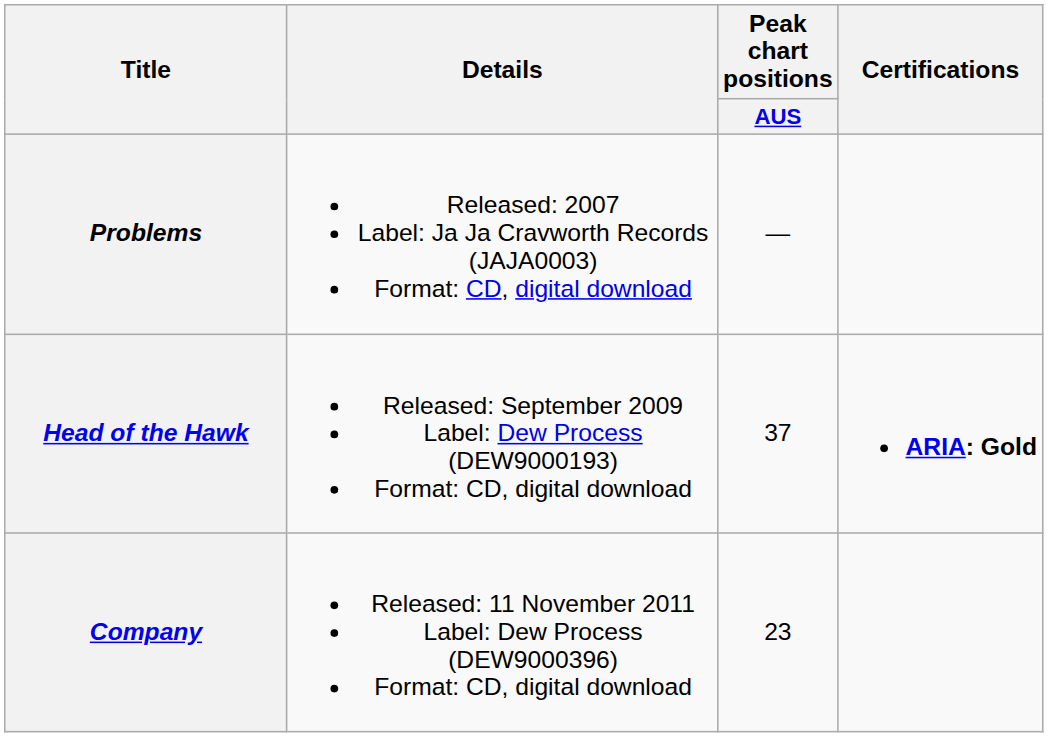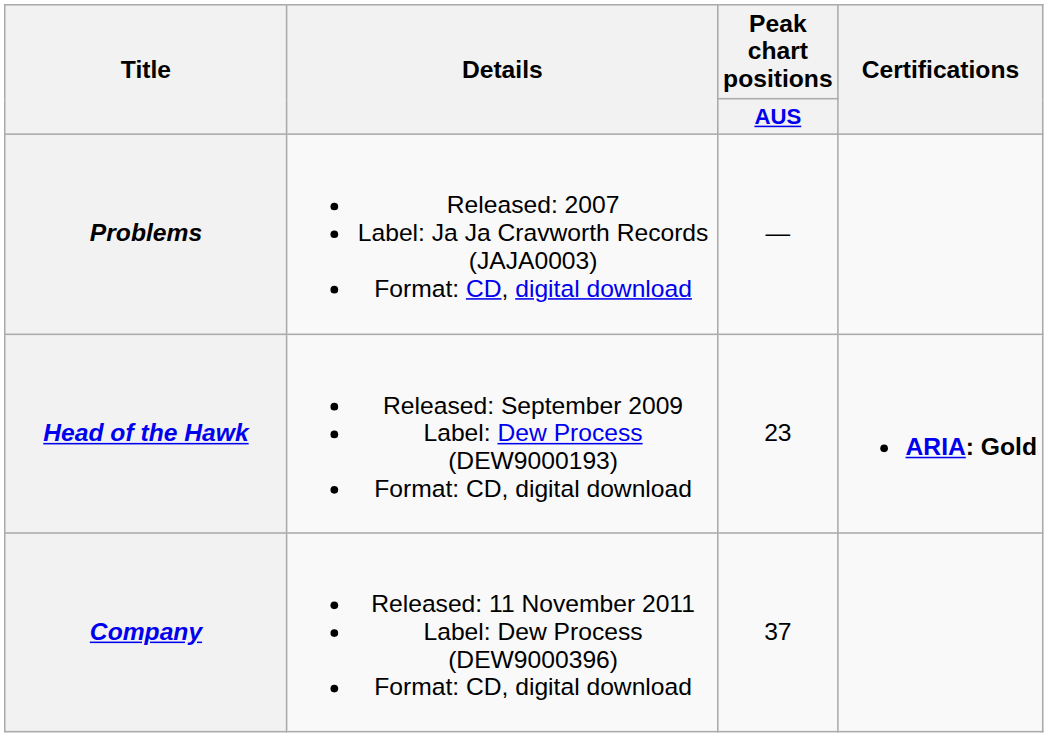(778, 432) 37 -> (778, 432) 23
(778, 632) 23 -> (778, 632) 37
